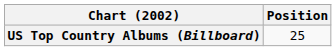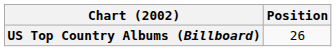(297, 36) 25 -> (297, 36) 26
